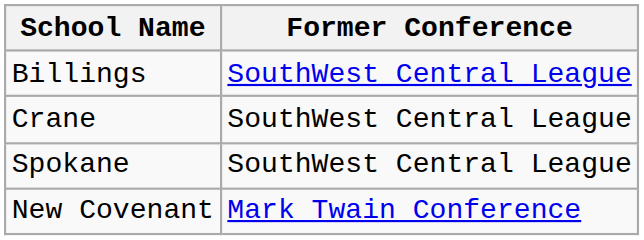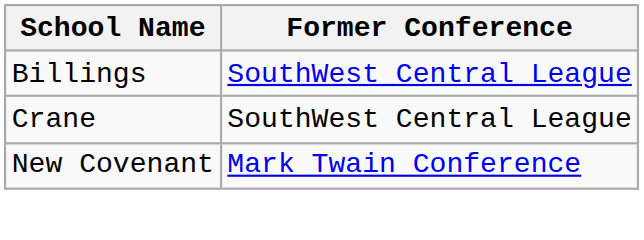- row: (71, 165)
